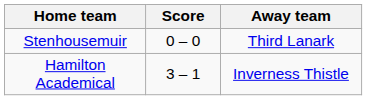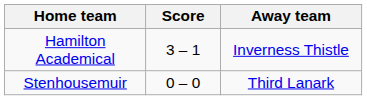rows swapped: (75, 74) <-> (75, 41)
